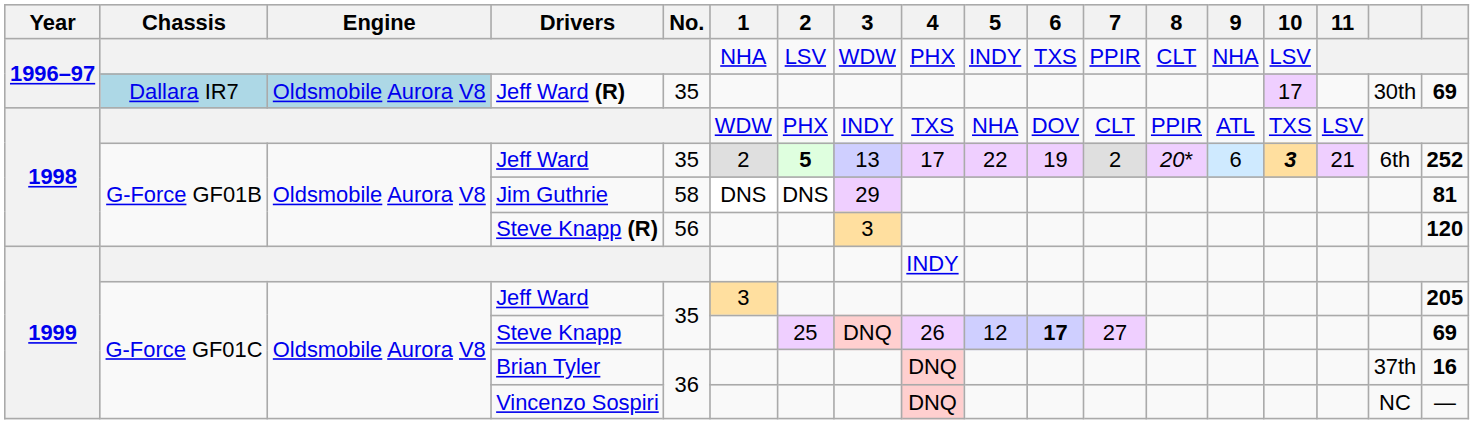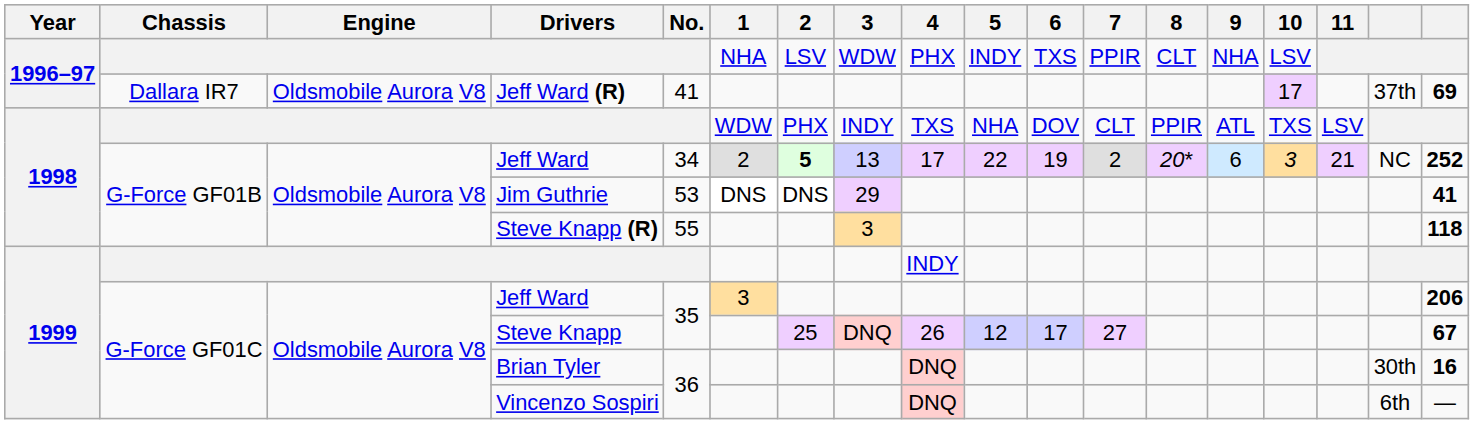(184, 91) lightblue background -> (184, 91) no background
(379, 91) lightblue background -> (379, 91) no background
(687, 91) 35 -> (687, 91) 41
(1395, 91) 30th -> (1395, 91) 37th
(687, 160) 35 -> (687, 160) 34
(1290, 160) bold -> (1290, 160) normal
(1395, 160) 6th -> (1395, 160) NC
(687, 194) 58 -> (687, 194) 53
(1445, 194) 81 -> (1445, 194) 41
(687, 229) 56 -> (687, 229) 55
(1445, 229) 120 -> (1445, 229) 118
(1445, 298) 205 -> (1445, 298) 206
(1055, 332) bold -> (1055, 332) normal
(1445, 332) 69 -> (1445, 332) 67
(1395, 367) 37th -> (1395, 367) 30th
(1395, 401) NC -> (1395, 401) 6th
